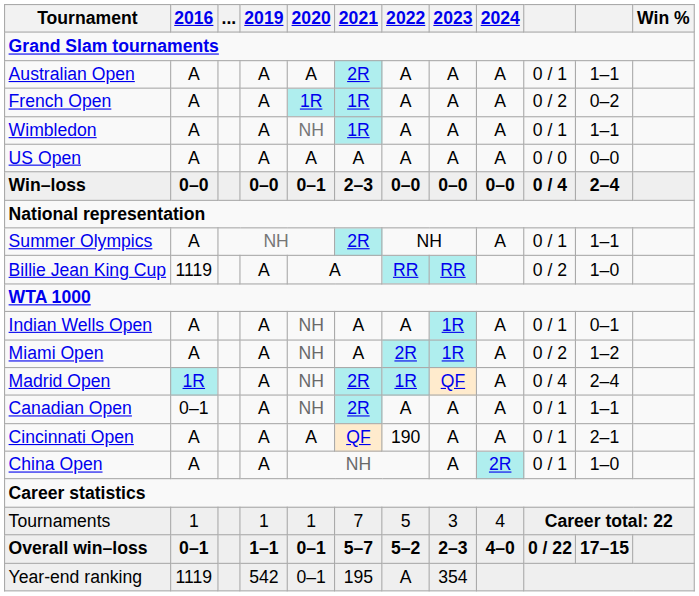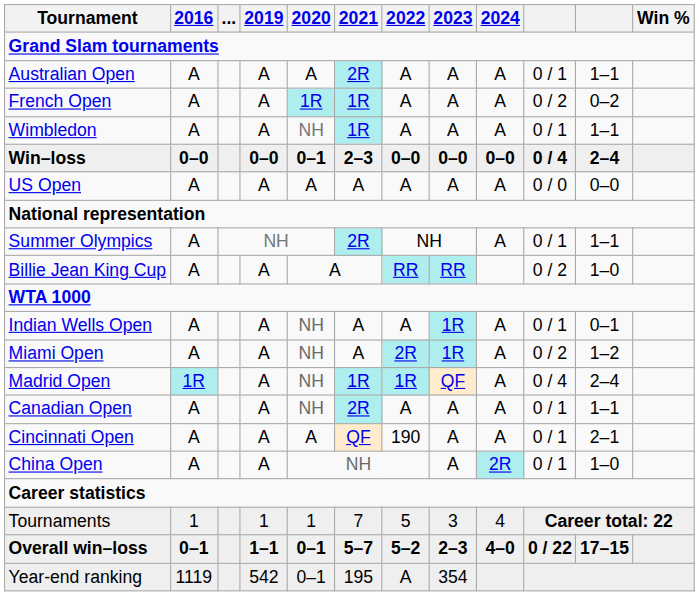rows swapped: (45, 158) <-> (47, 185)
(194, 269) 1119 -> (194, 269) A
(358, 381) 2R -> (358, 381) 1R
(194, 409) 0–1 -> (194, 409) A
